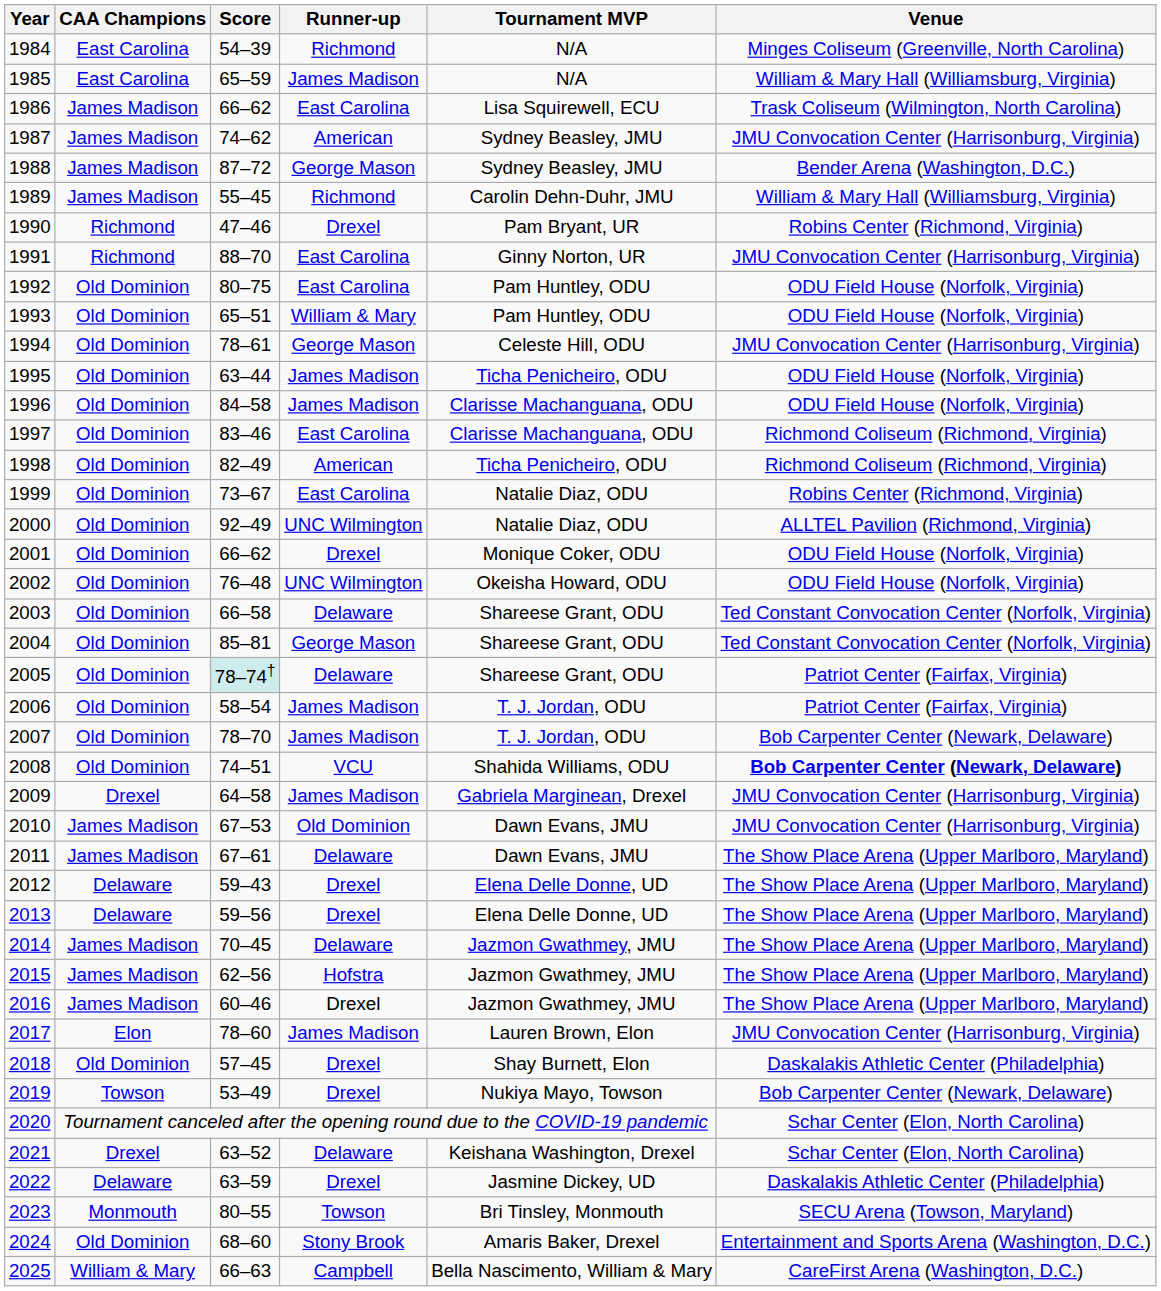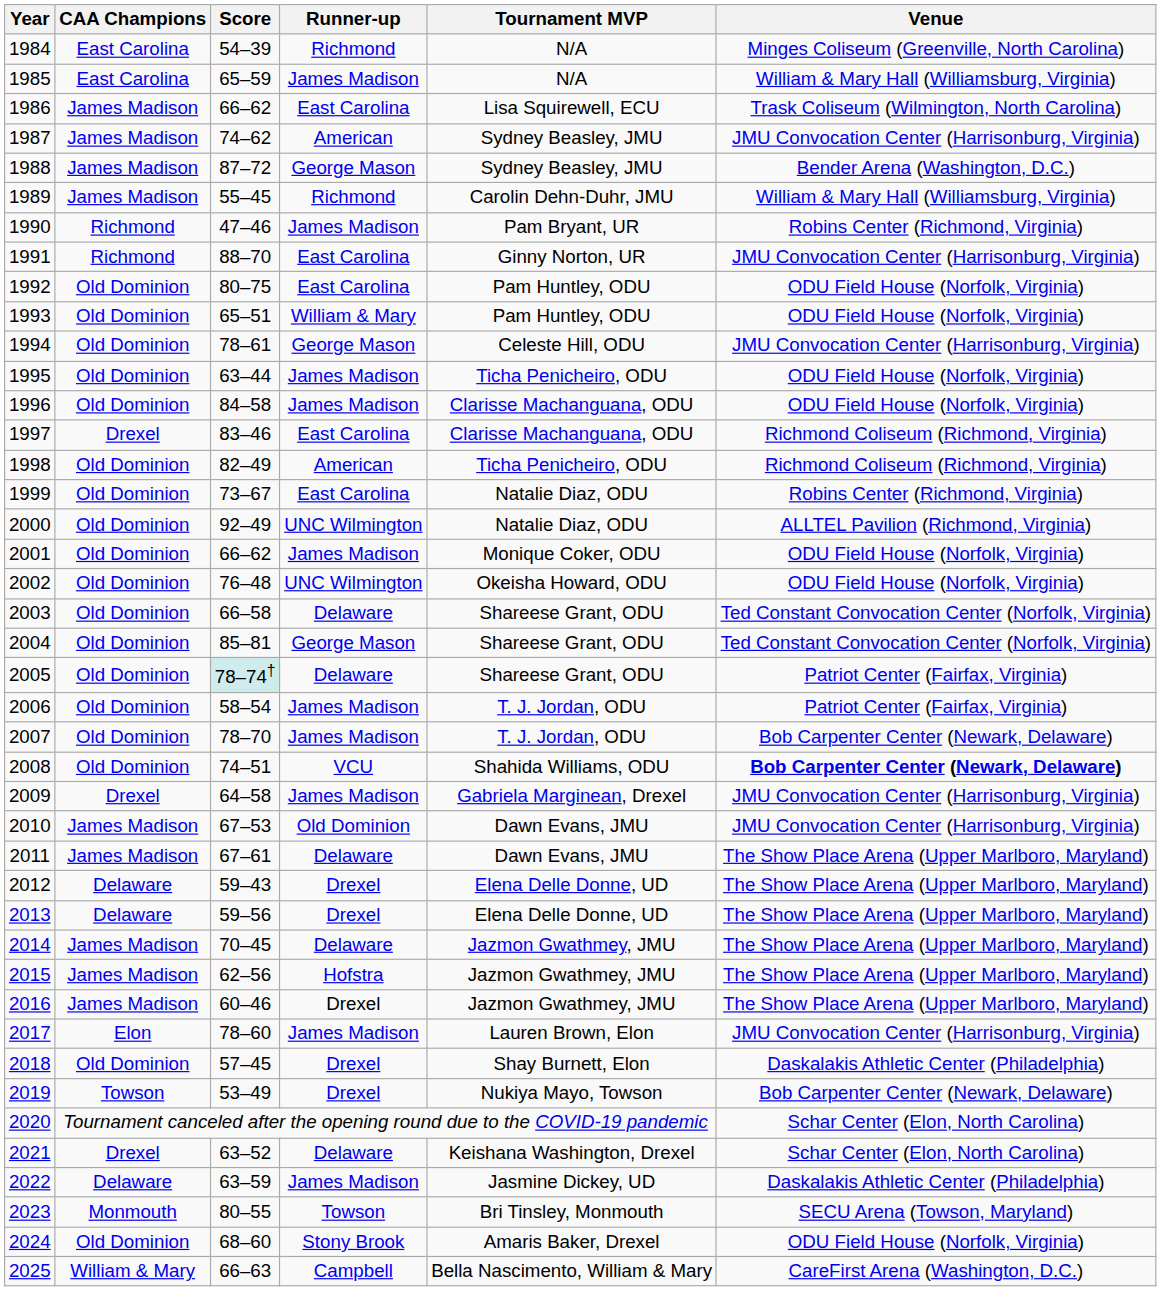(353, 227) Drexel -> (353, 227) James Madison
(133, 434) Old Dominion -> (133, 434) Drexel
(353, 553) Drexel -> (353, 553) James Madison
(353, 1182) Drexel -> (353, 1182) James Madison
(936, 1241) Entertainment and Sports Arena (Washington, D.C.) -> (936, 1241) ODU Field House (Norfolk, Virginia)
